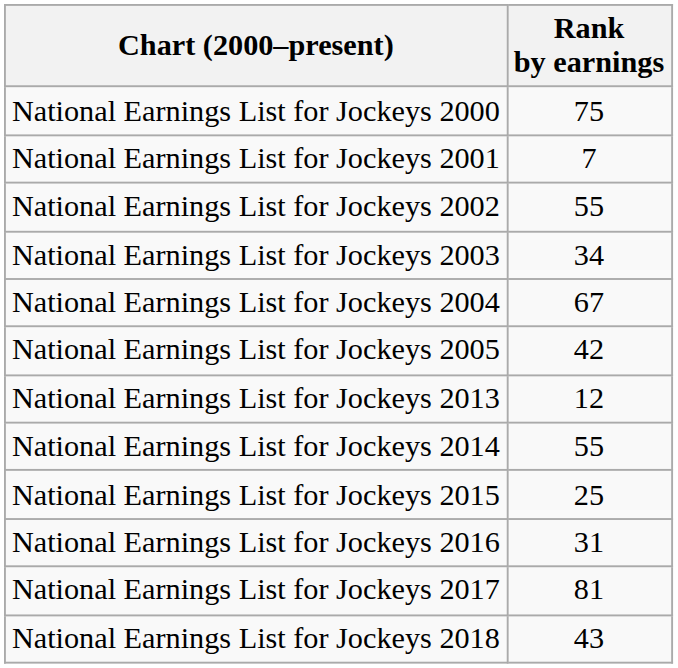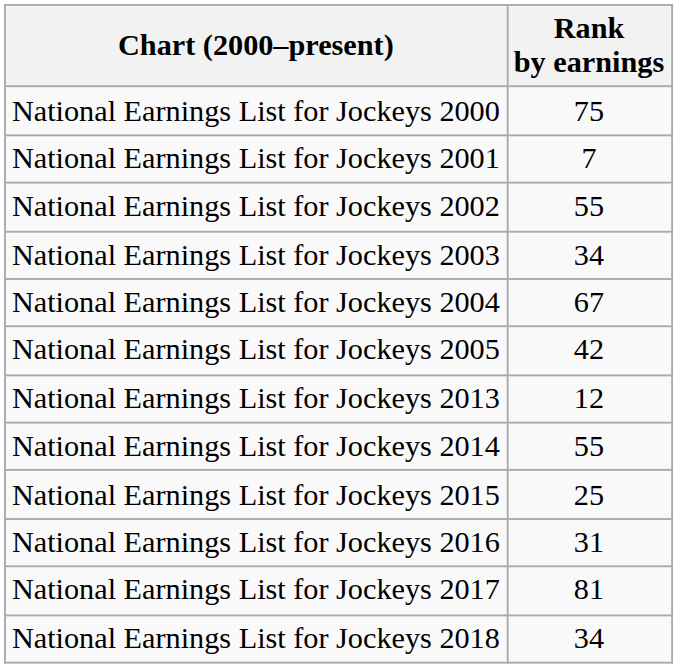(589, 638) 43 -> (589, 638) 34
